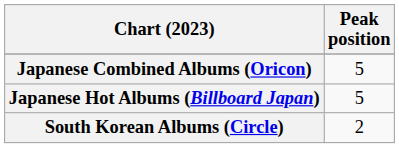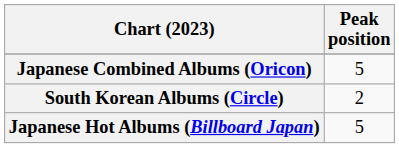rows swapped: (164, 98) <-> (164, 127)
